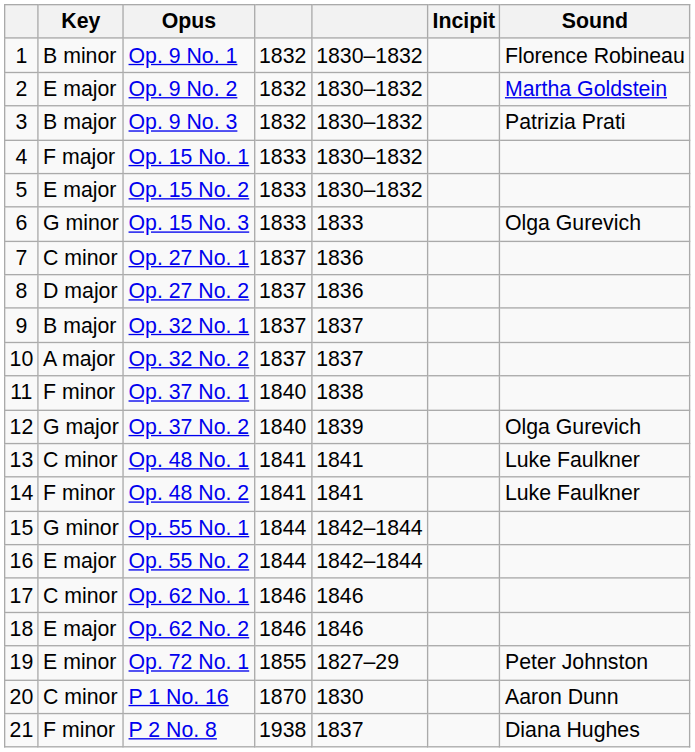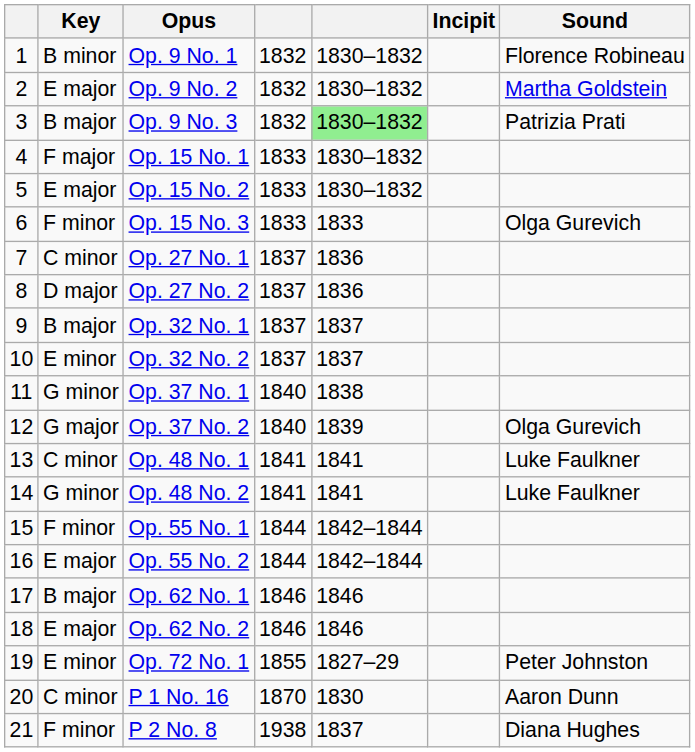(369, 122) no background -> (369, 122) lightgreen background
(81, 223) G minor -> (79, 223) F minor
(79, 358) A major -> (80, 358) E minor
(79, 392) F minor -> (81, 392) G minor
(79, 493) F minor -> (81, 493) G minor
(81, 527) G minor -> (79, 527) F minor
(80, 595) C minor -> (80, 595) B major
